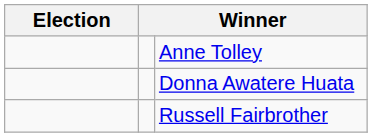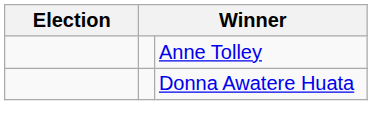- row: (243, 115)
